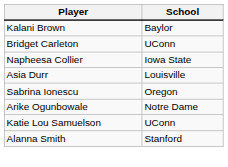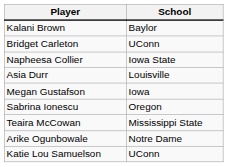+ row: (46, 91)
+ row: (44, 122)
- row: (36, 138)
